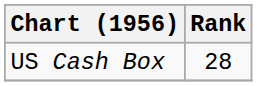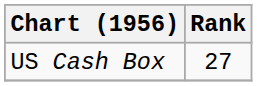(218, 62) 28 -> (218, 62) 27
